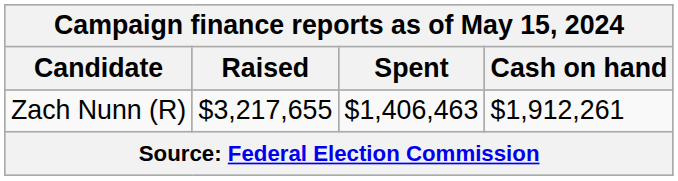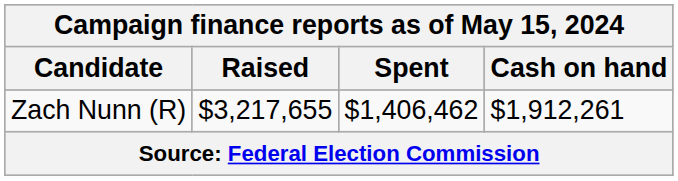(411, 110) $1,406,463 -> (411, 110) $1,406,462
